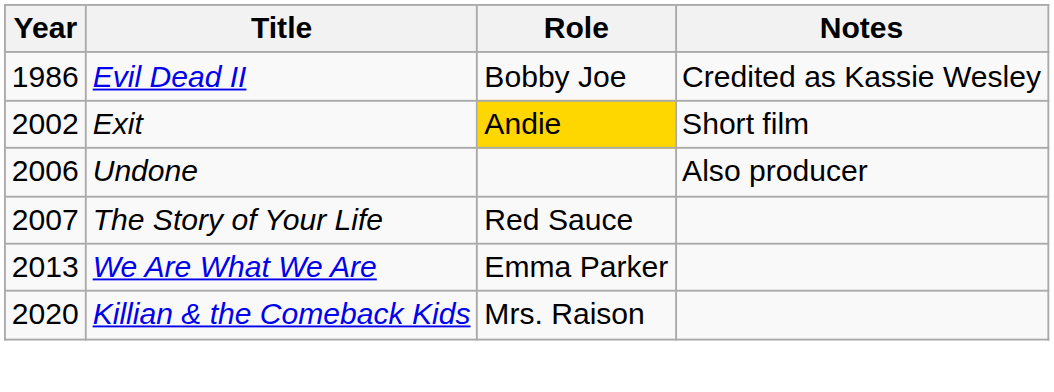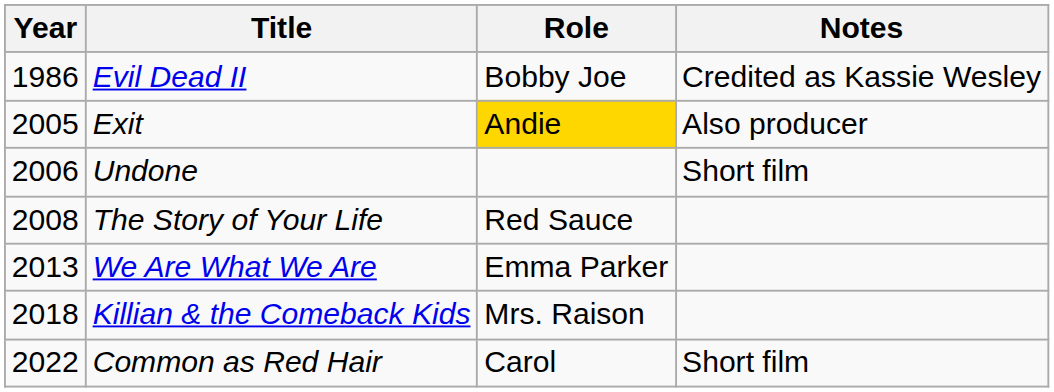(45, 123) 2002 -> (45, 123) 2005
(746, 123) Short film -> (775, 123) Also producer
(775, 171) Also producer -> (746, 171) Short film
(45, 219) 2007 -> (45, 219) 2008
(45, 314) 2020 -> (45, 314) 2018
+ row: (237, 362)
